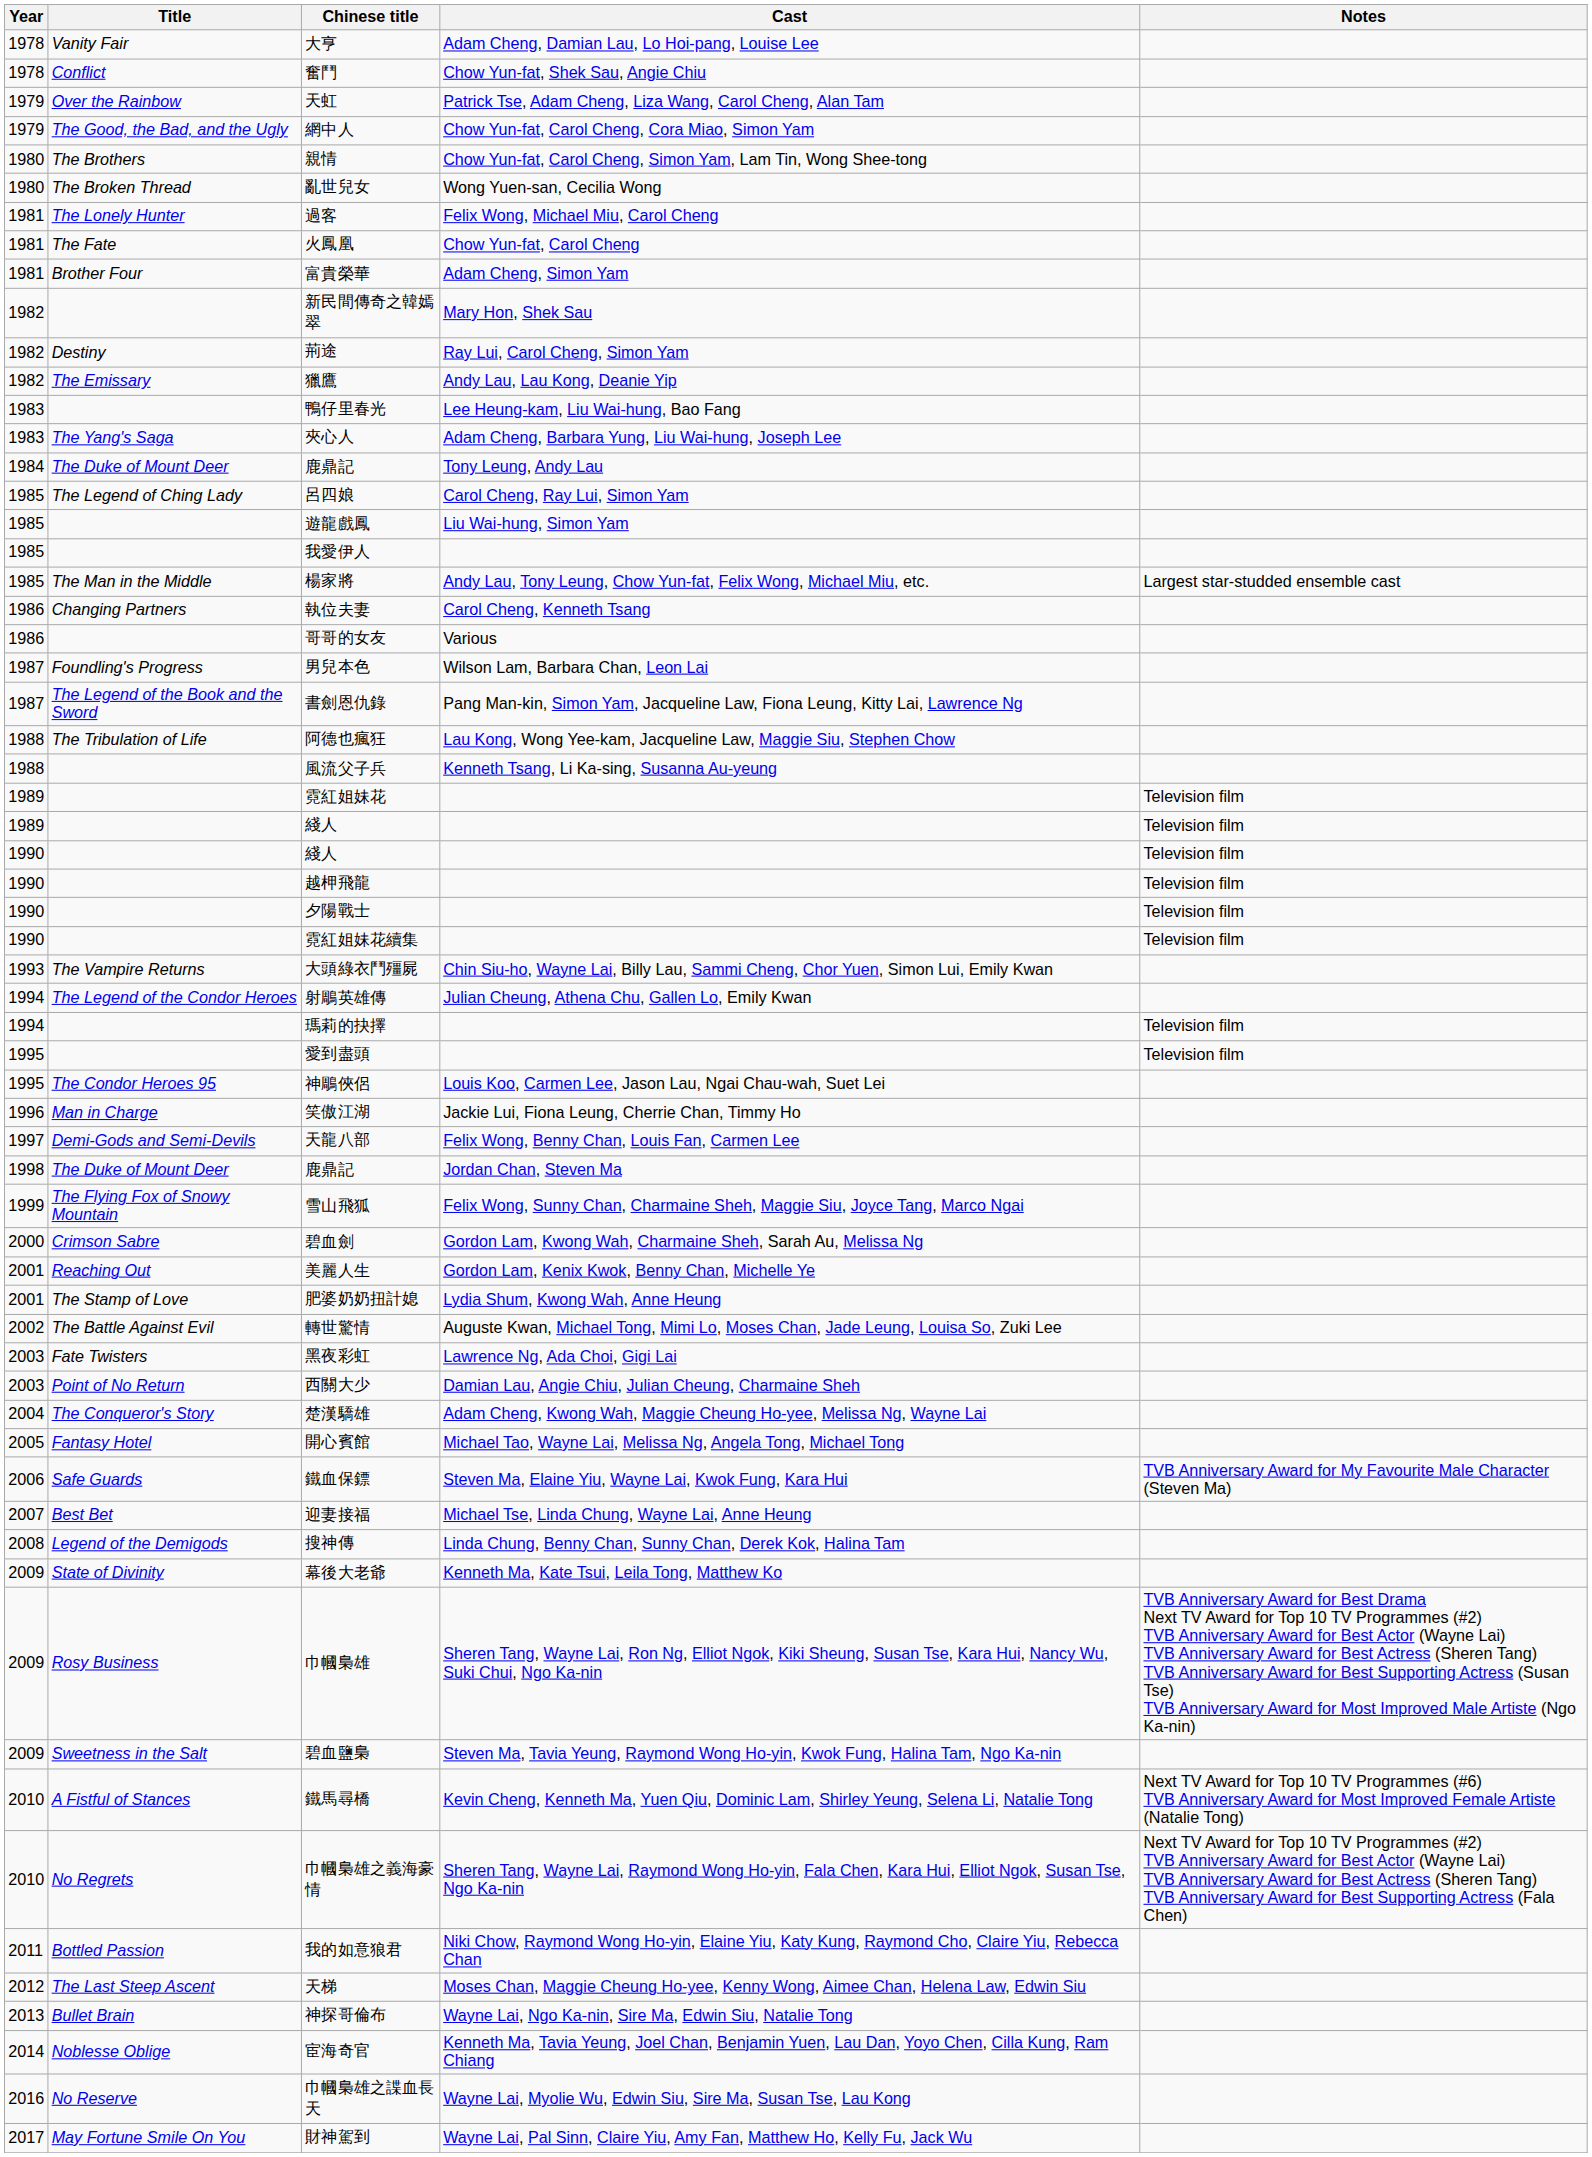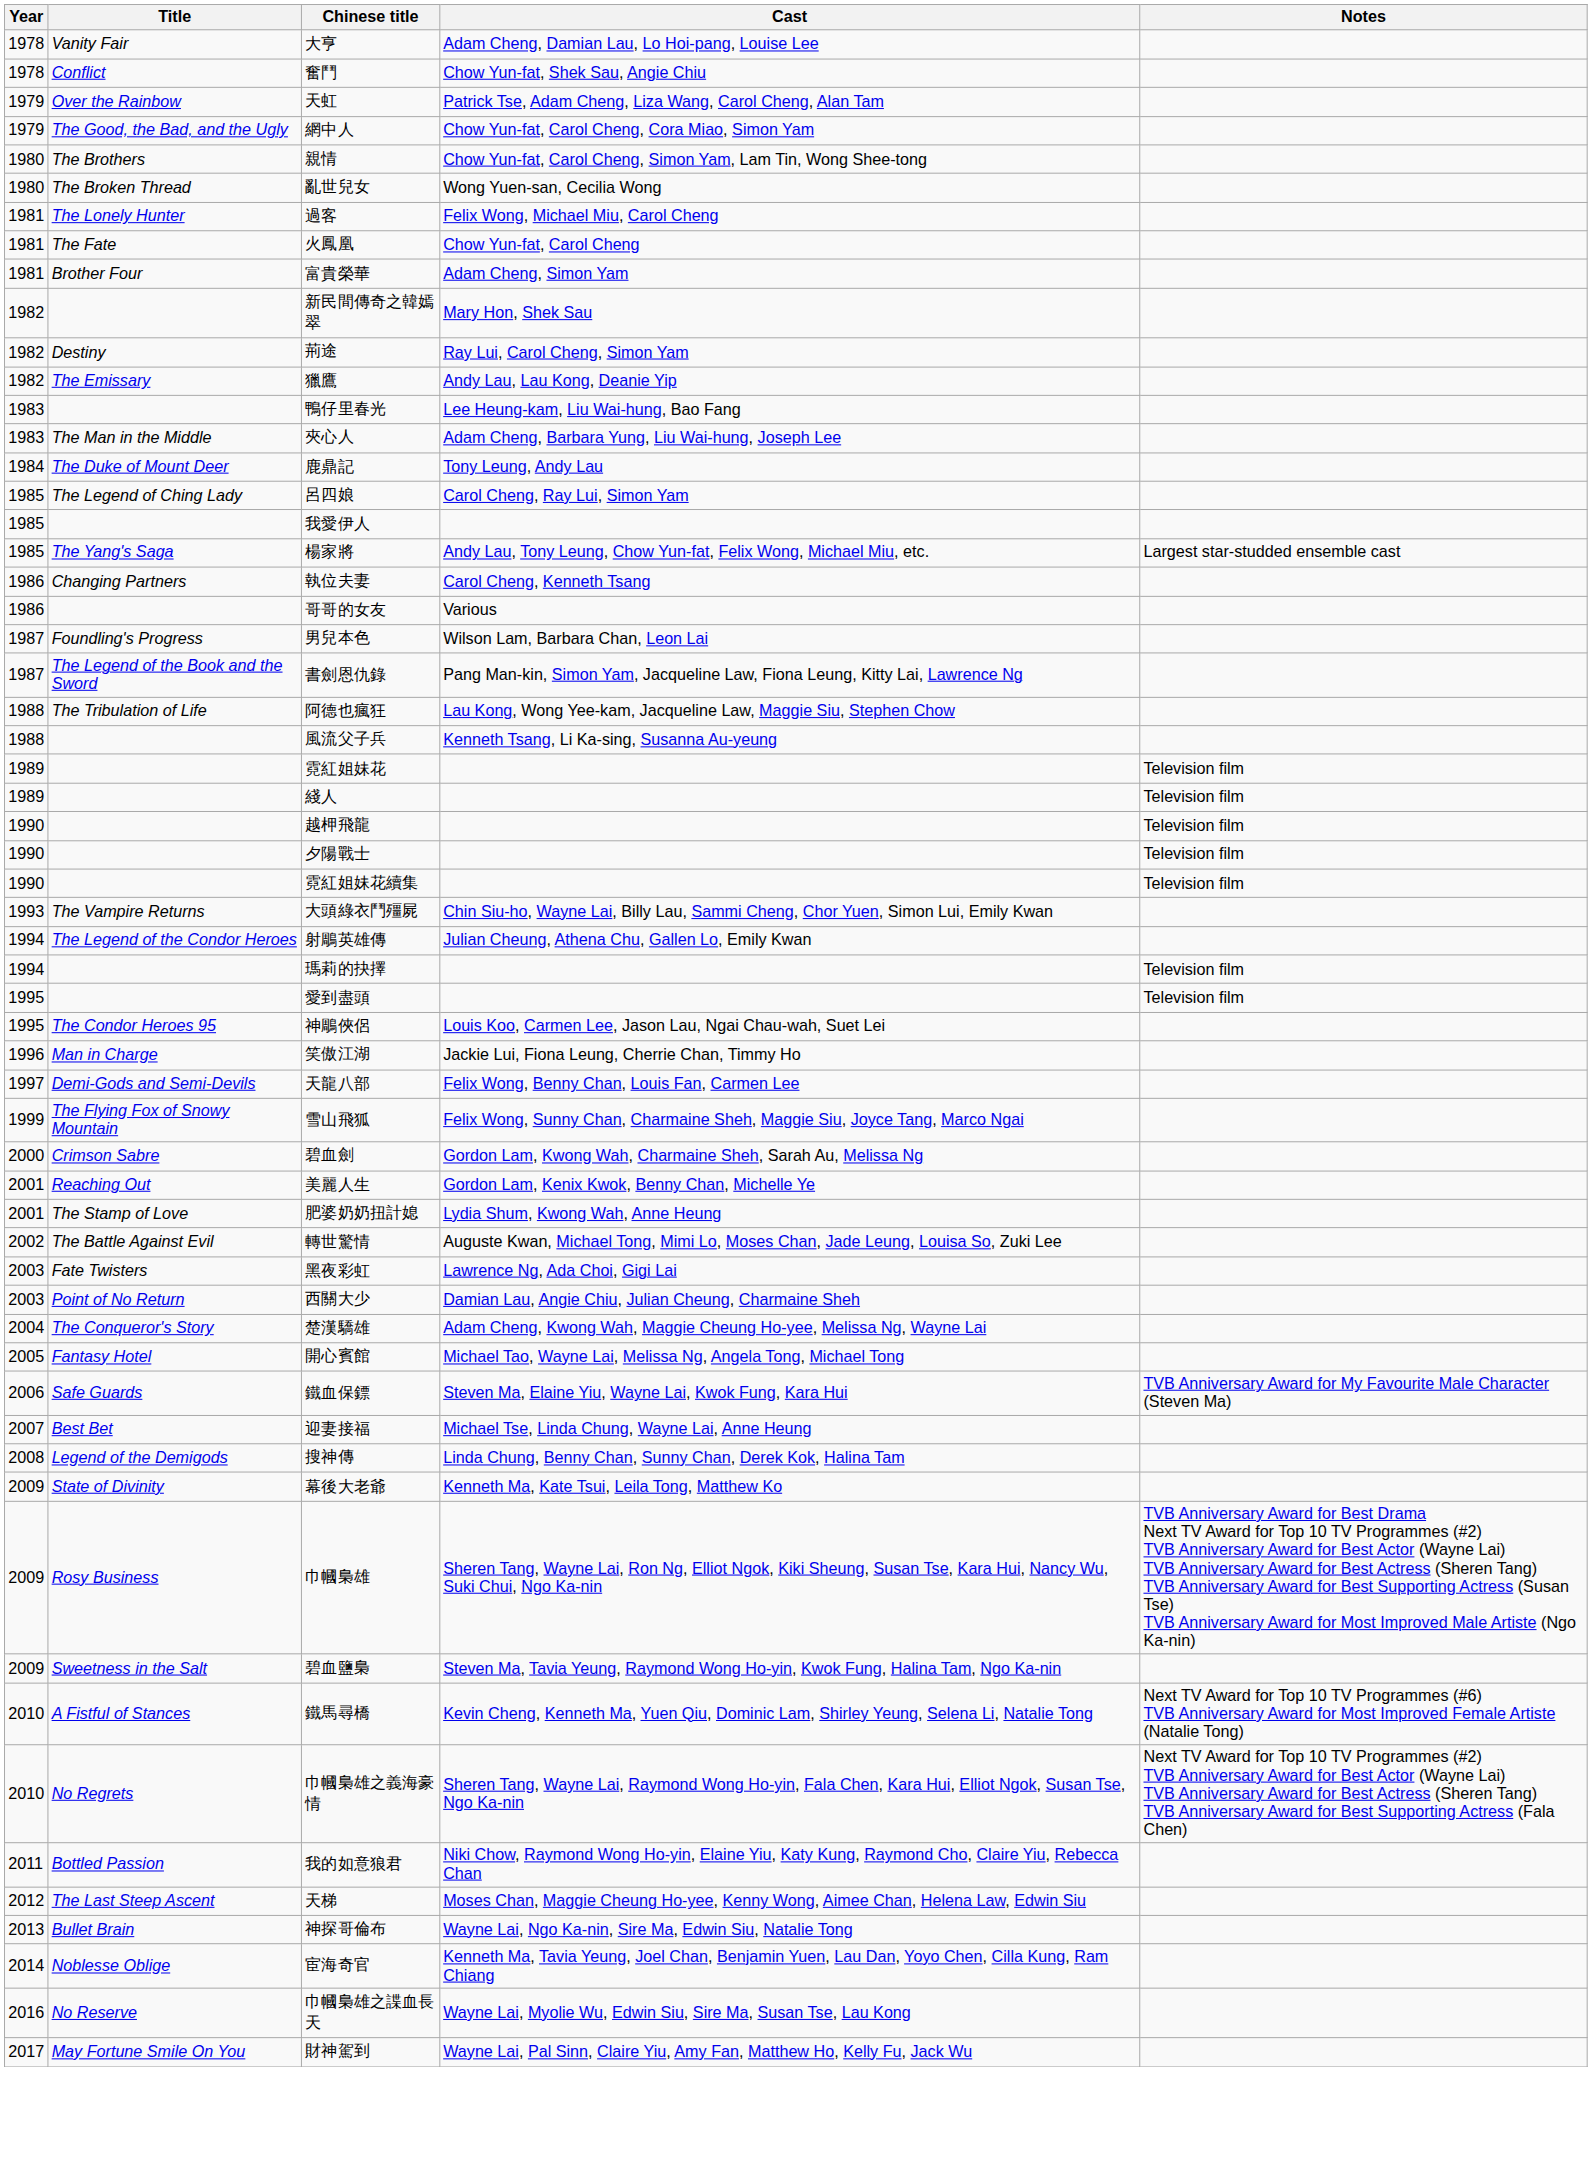(113, 438) The Yang's Saga -> (132, 438) The Man in the Middle
- row: (26, 524)
(132, 581) The Man in the Middle -> (113, 552) The Yang's Saga
- row: (26, 854)
- row: (26, 1169)
